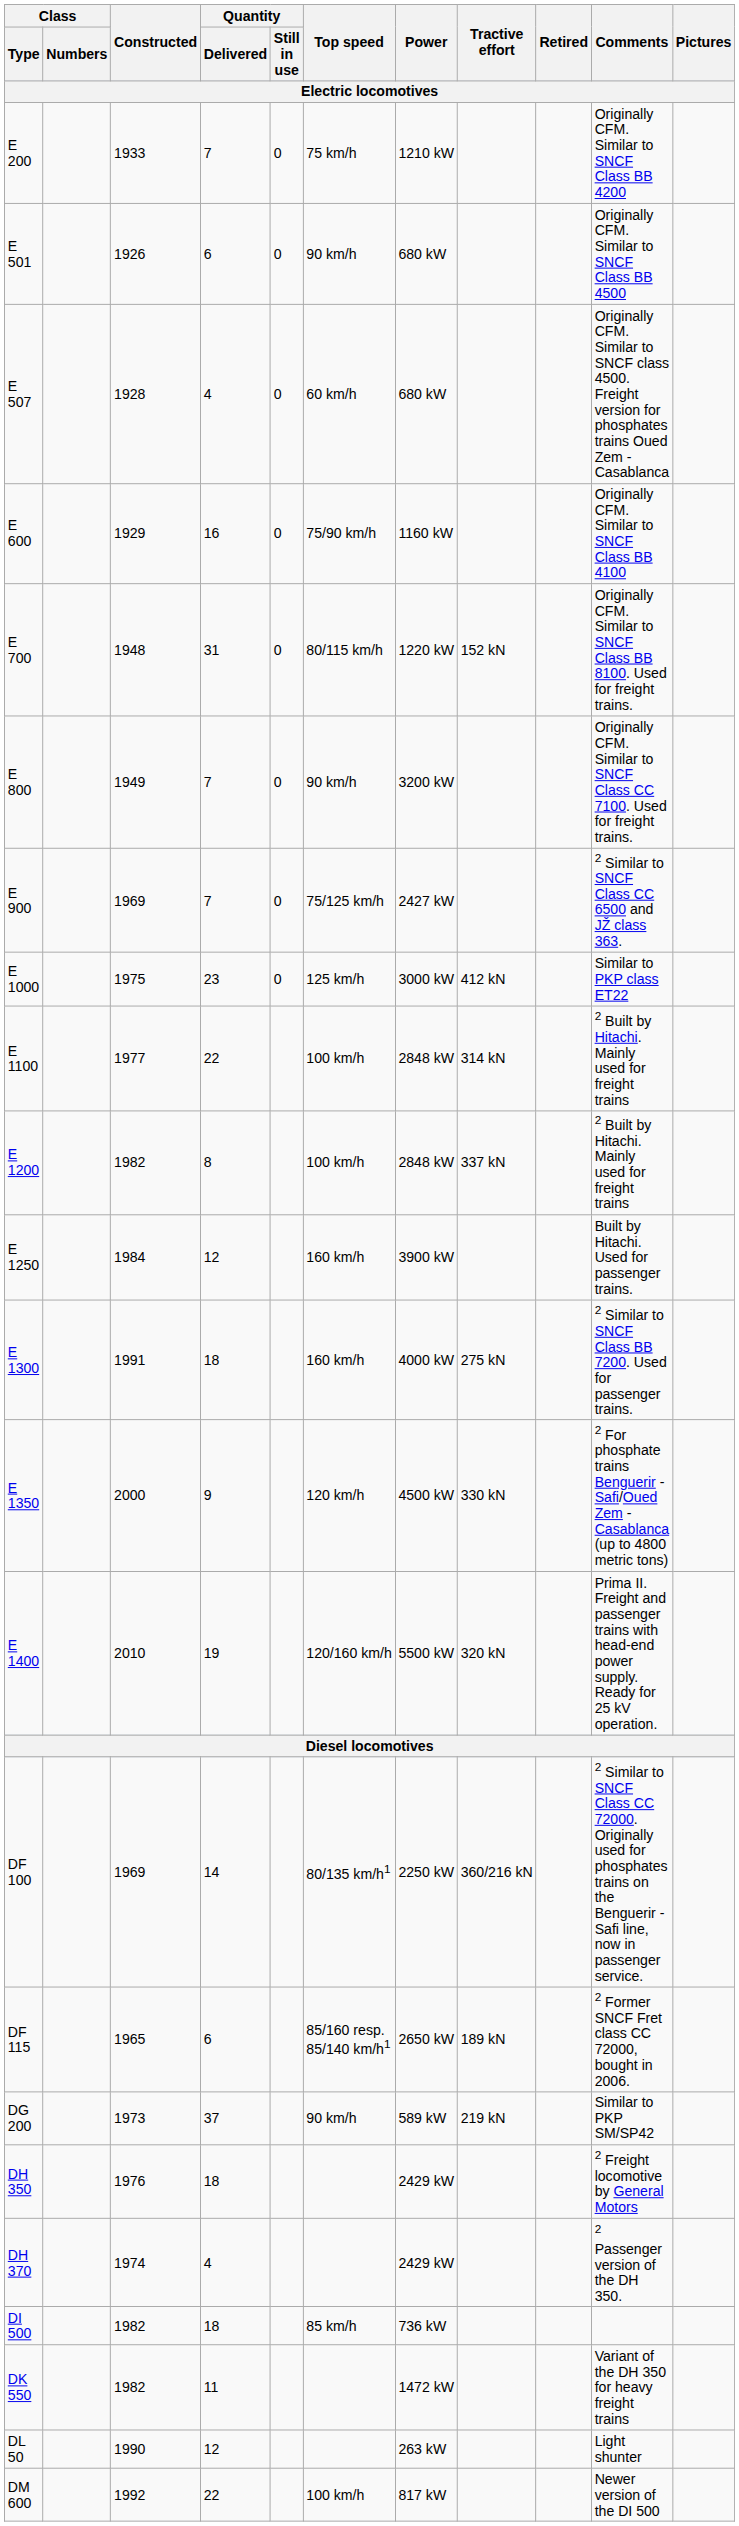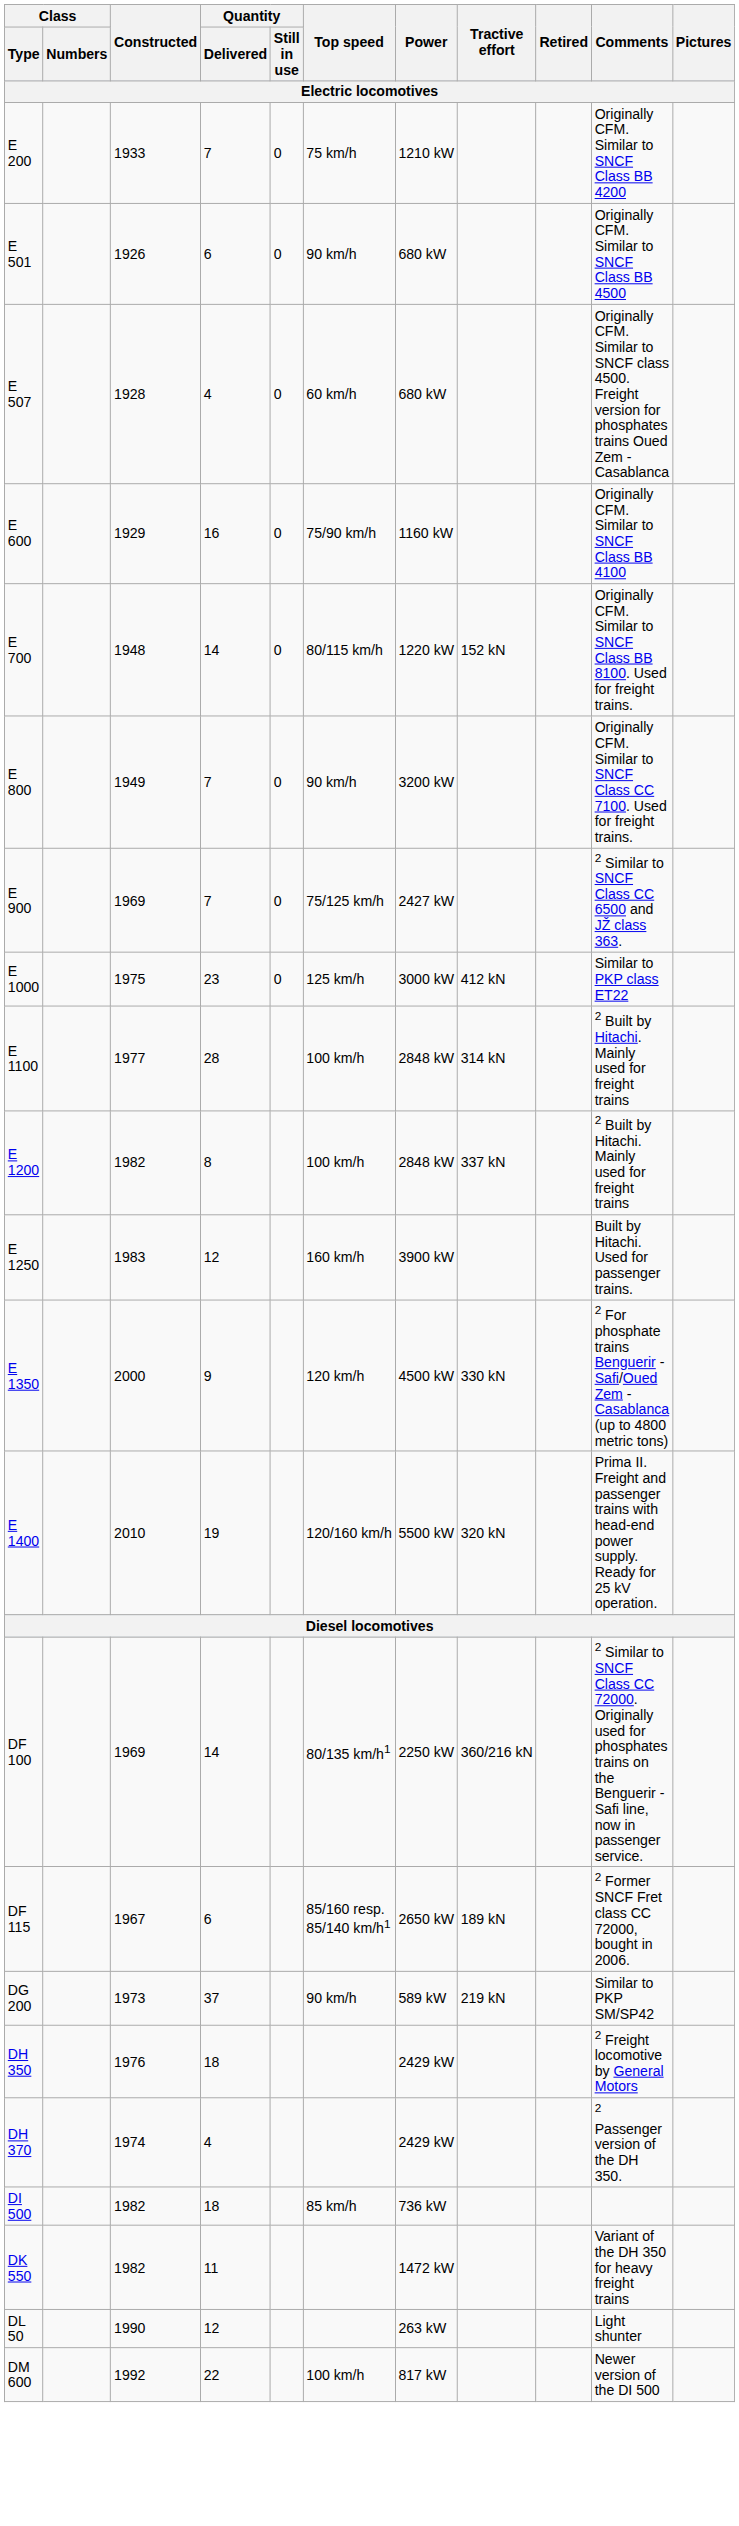(212, 650) 31 -> (212, 650) 14
(212, 1059) 22 -> (212, 1059) 28
(130, 1258) 1984 -> (130, 1258) 1983
- row: (23, 1360)
(130, 2040) 1965 -> (130, 1920) 1967
